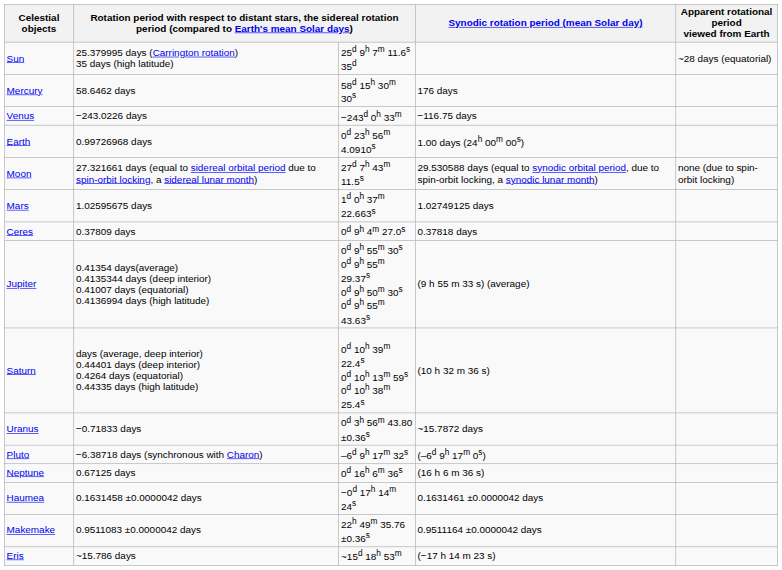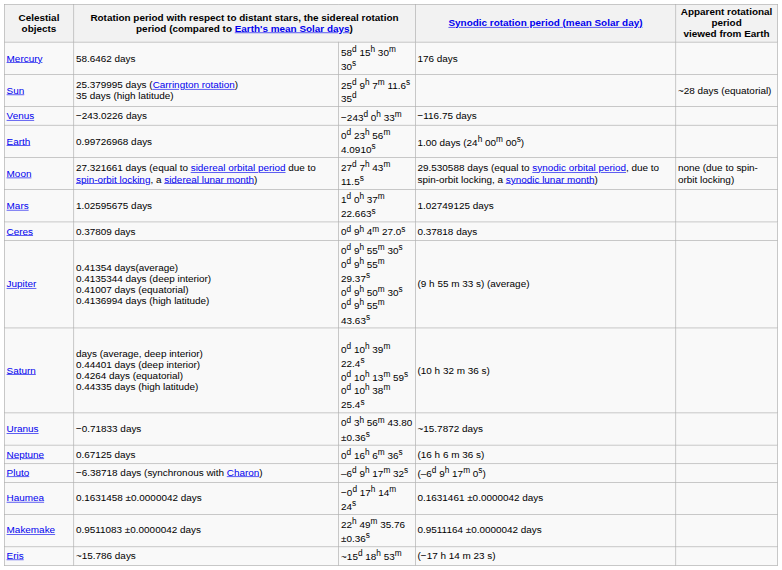rows swapped: (15, 58) <-> (25, 90)
rows swapped: (25, 473) <-> (18, 454)
